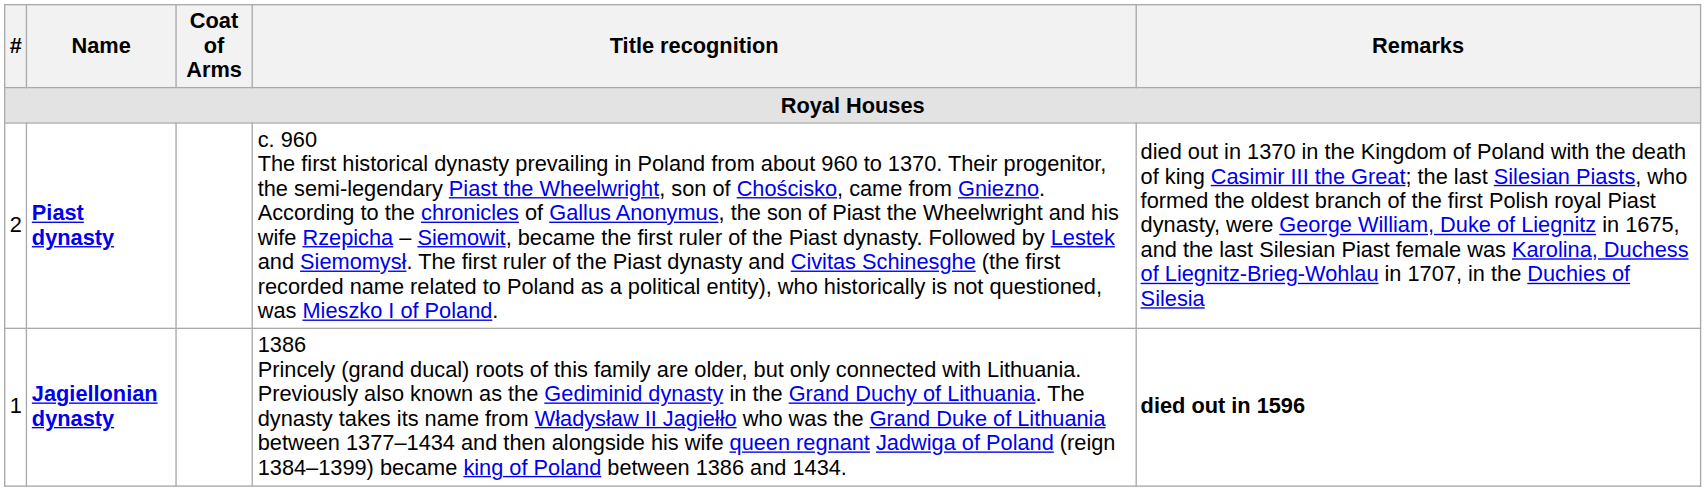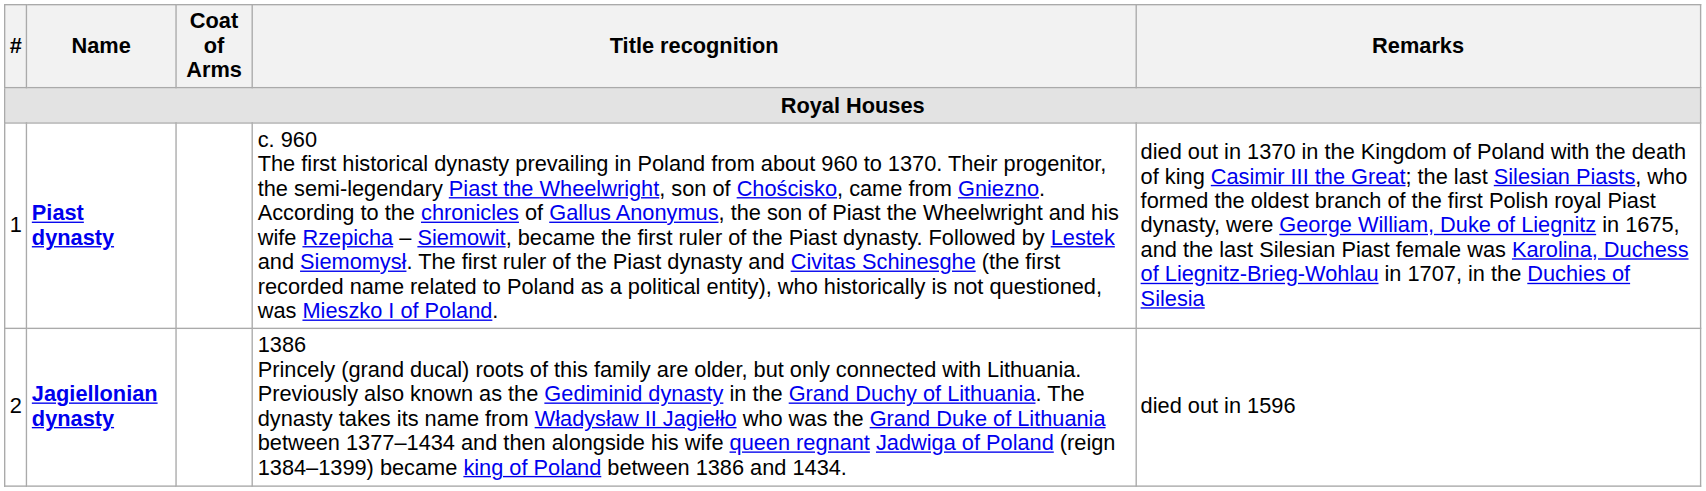(16, 225) 2 -> (16, 225) 1
(16, 406) 1 -> (16, 406) 2
(1223, 406) bold -> (1218, 406) normal
